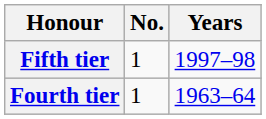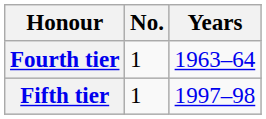rows swapped: (65, 95) <-> (65, 59)
